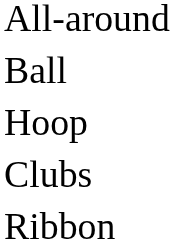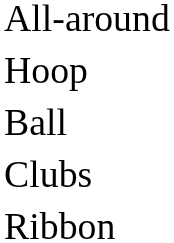rows swapped: (46, 122) <-> (36, 70)
